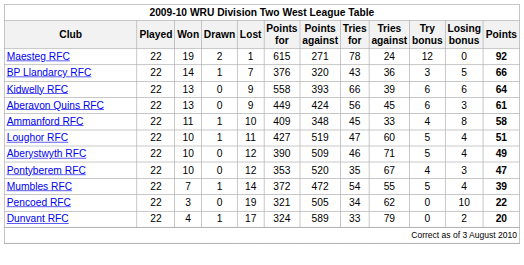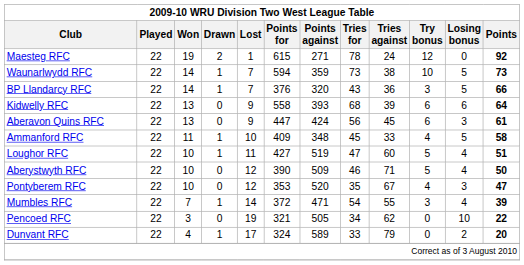+ row: (49, 73)
(355, 89) 66 -> (355, 105) 68
(282, 105) 449 -> (282, 121) 447
(464, 121) 8 -> (464, 138) 5
(501, 154) 49 -> (501, 170) 50
(320, 186) 472 -> (320, 203) 471
(427, 186) 5 -> (427, 203) 3
